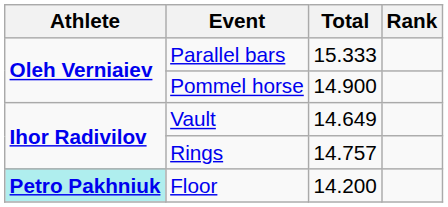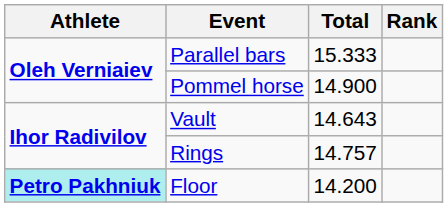(345, 120) 14.649 -> (345, 120) 14.643
